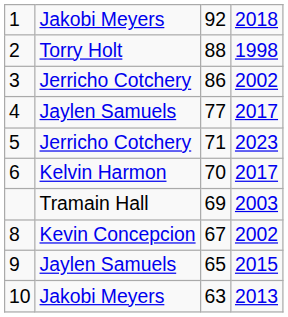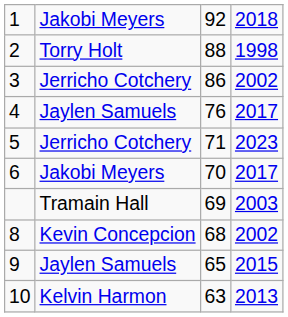(215, 111) 77 -> (215, 111) 76
(103, 173) Kelvin Harmon -> (102, 173) Jakobi Meyers
(215, 234) 67 -> (215, 234) 68
(102, 296) Jakobi Meyers -> (103, 296) Kelvin Harmon
